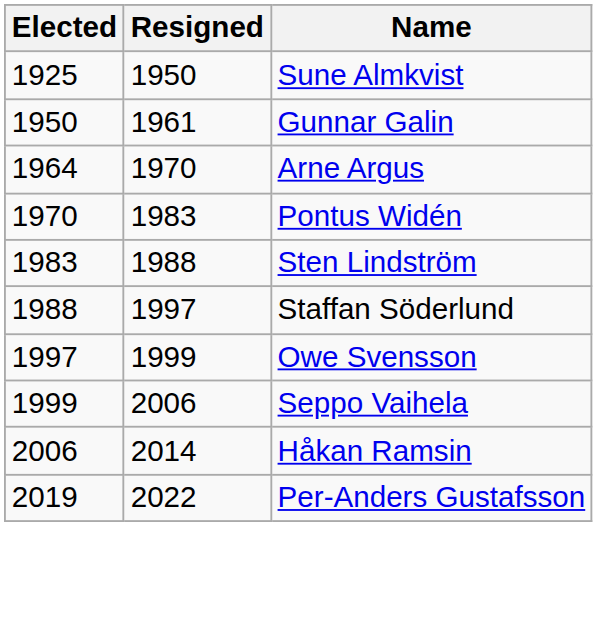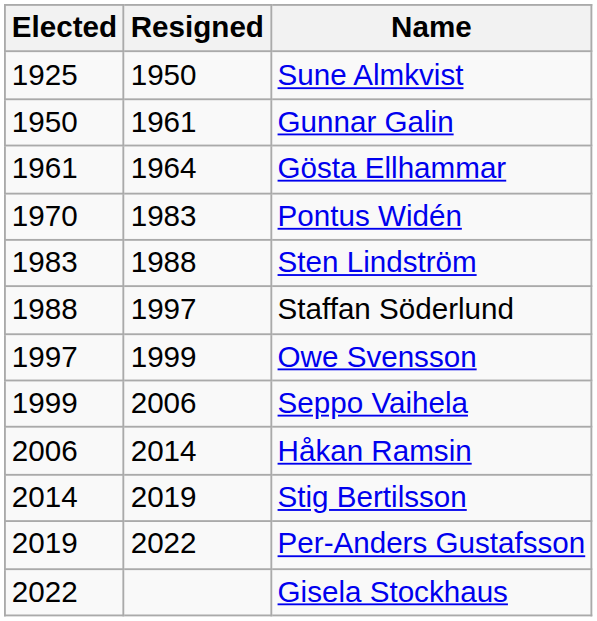+ row: (392, 168)
- row: (351, 168)
+ row: (372, 497)
+ row: (393, 591)
